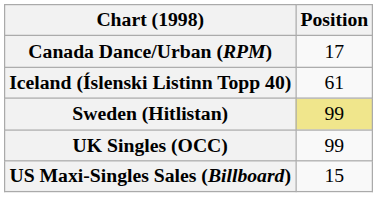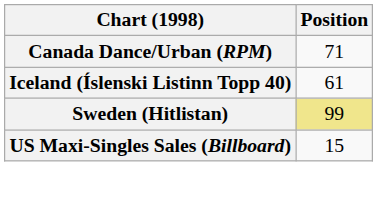(334, 51) 17 -> (334, 51) 71
- row: (150, 144)
